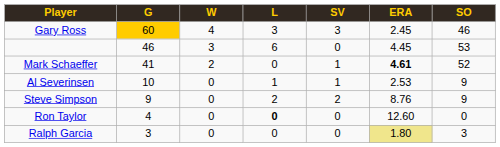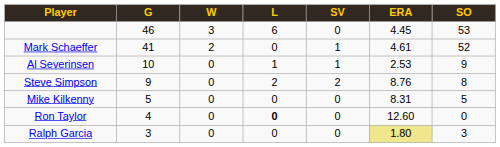- row: (60, 30)
(401, 64) bold -> (401, 47) normal
(464, 99) 9 -> (464, 82) 8
+ row: (60, 99)
